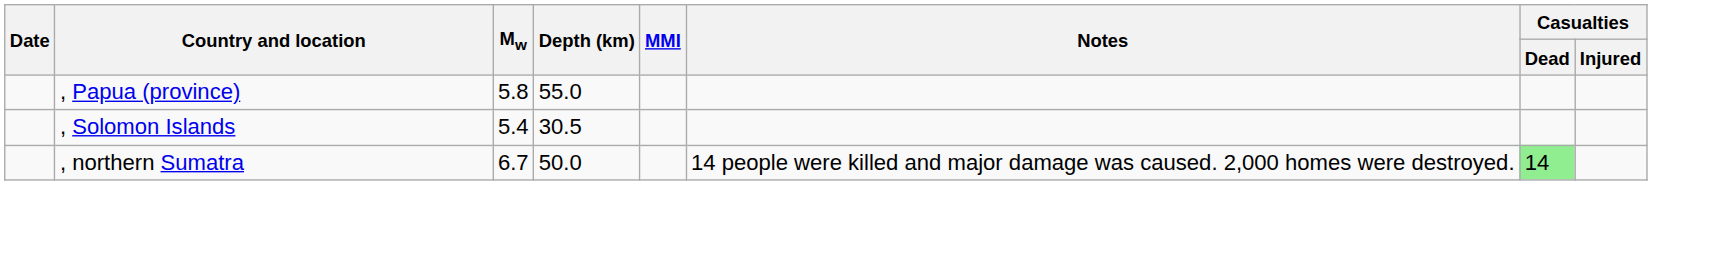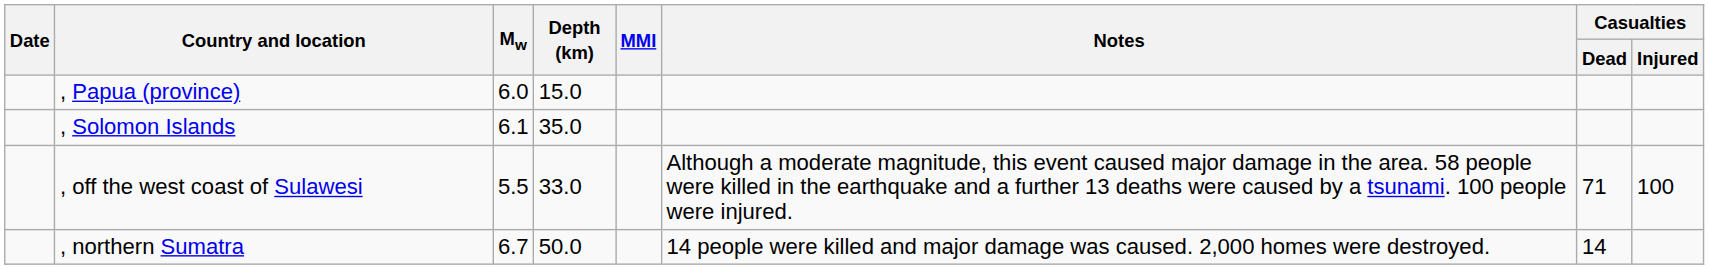(513, 92) 5.8 -> (513, 92) 6.0
(560, 92) 55.0 -> (560, 92) 15.0
(513, 127) 5.4 -> (513, 127) 6.1
(560, 127) 30.5 -> (560, 127) 35.0
+ row: (211, 186)
(1537, 162) lightgreen background -> (1594, 246) no background
